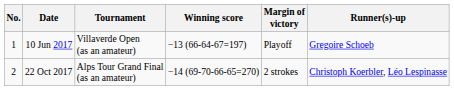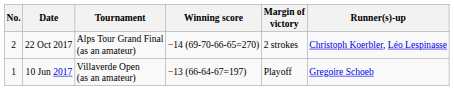rows swapped: (49, 45) <-> (49, 72)
